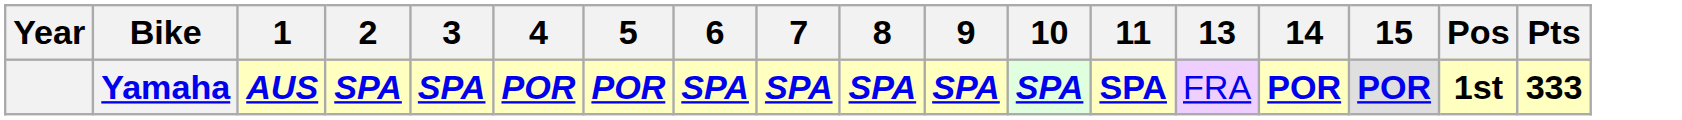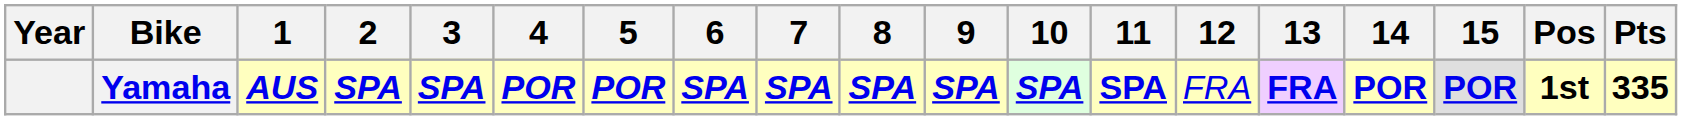+ column: (1217, 33)
(1217, 86) normal -> (1302, 86) bold
(1554, 86) 333 -> (1640, 86) 335
